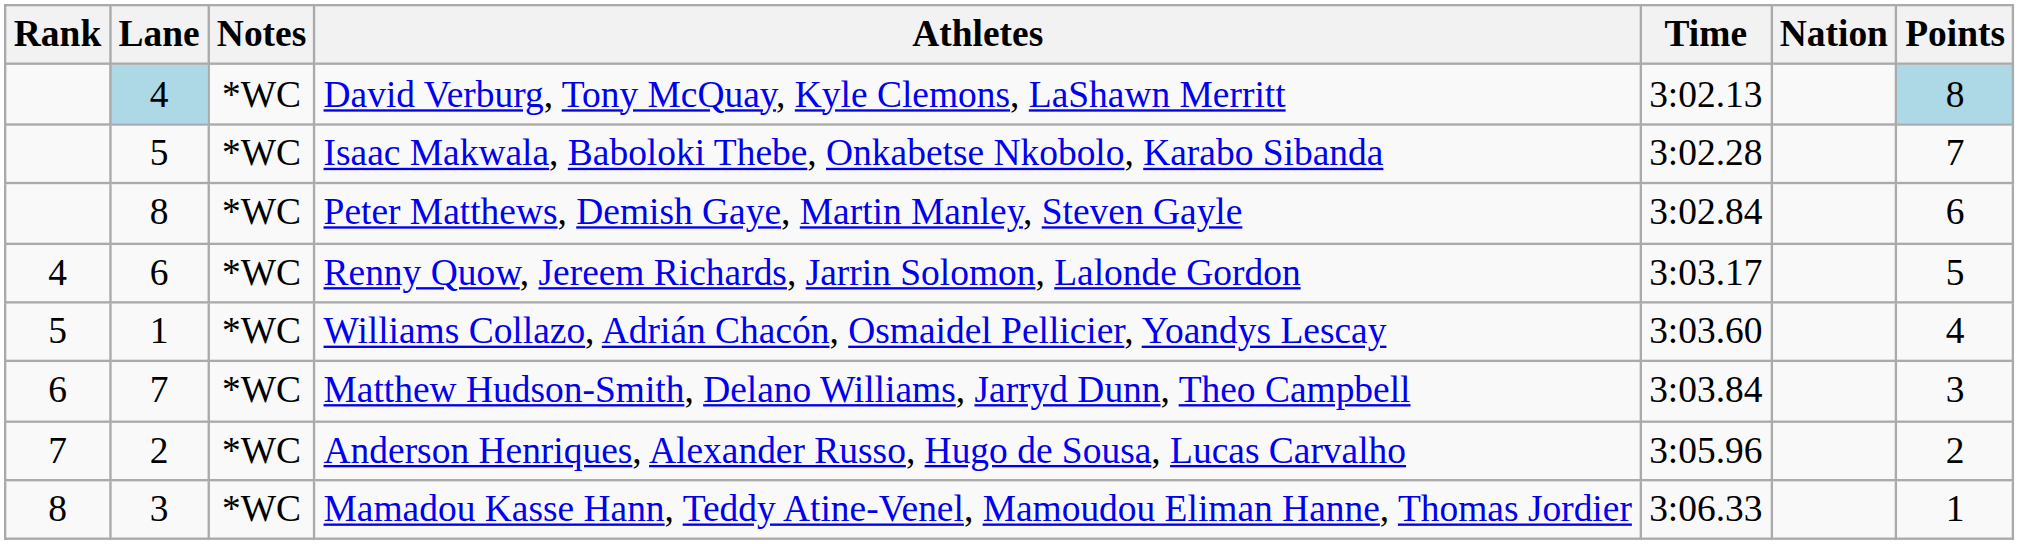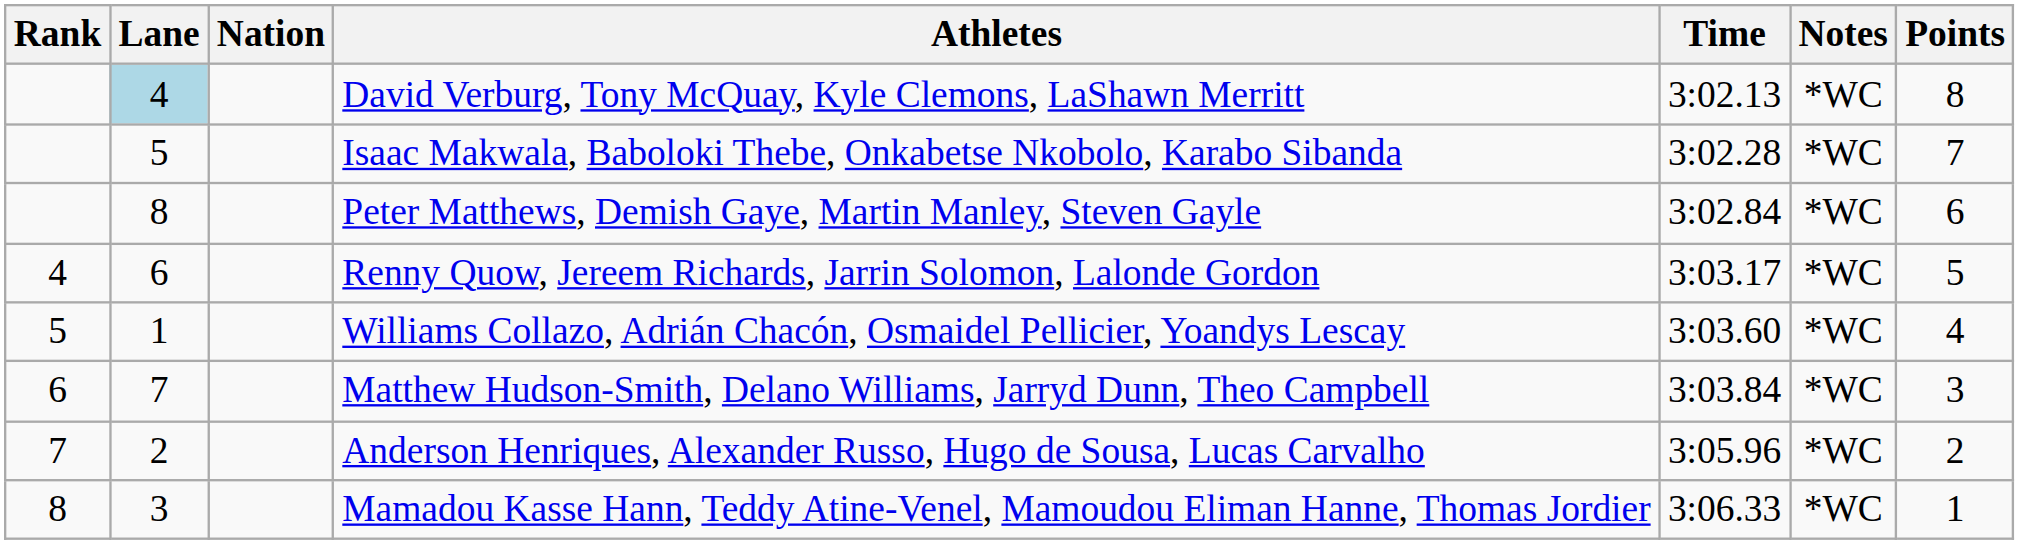columns swapped: (1834, 34) <-> (262, 34)
(1955, 93) lightblue background -> (1955, 93) no background
